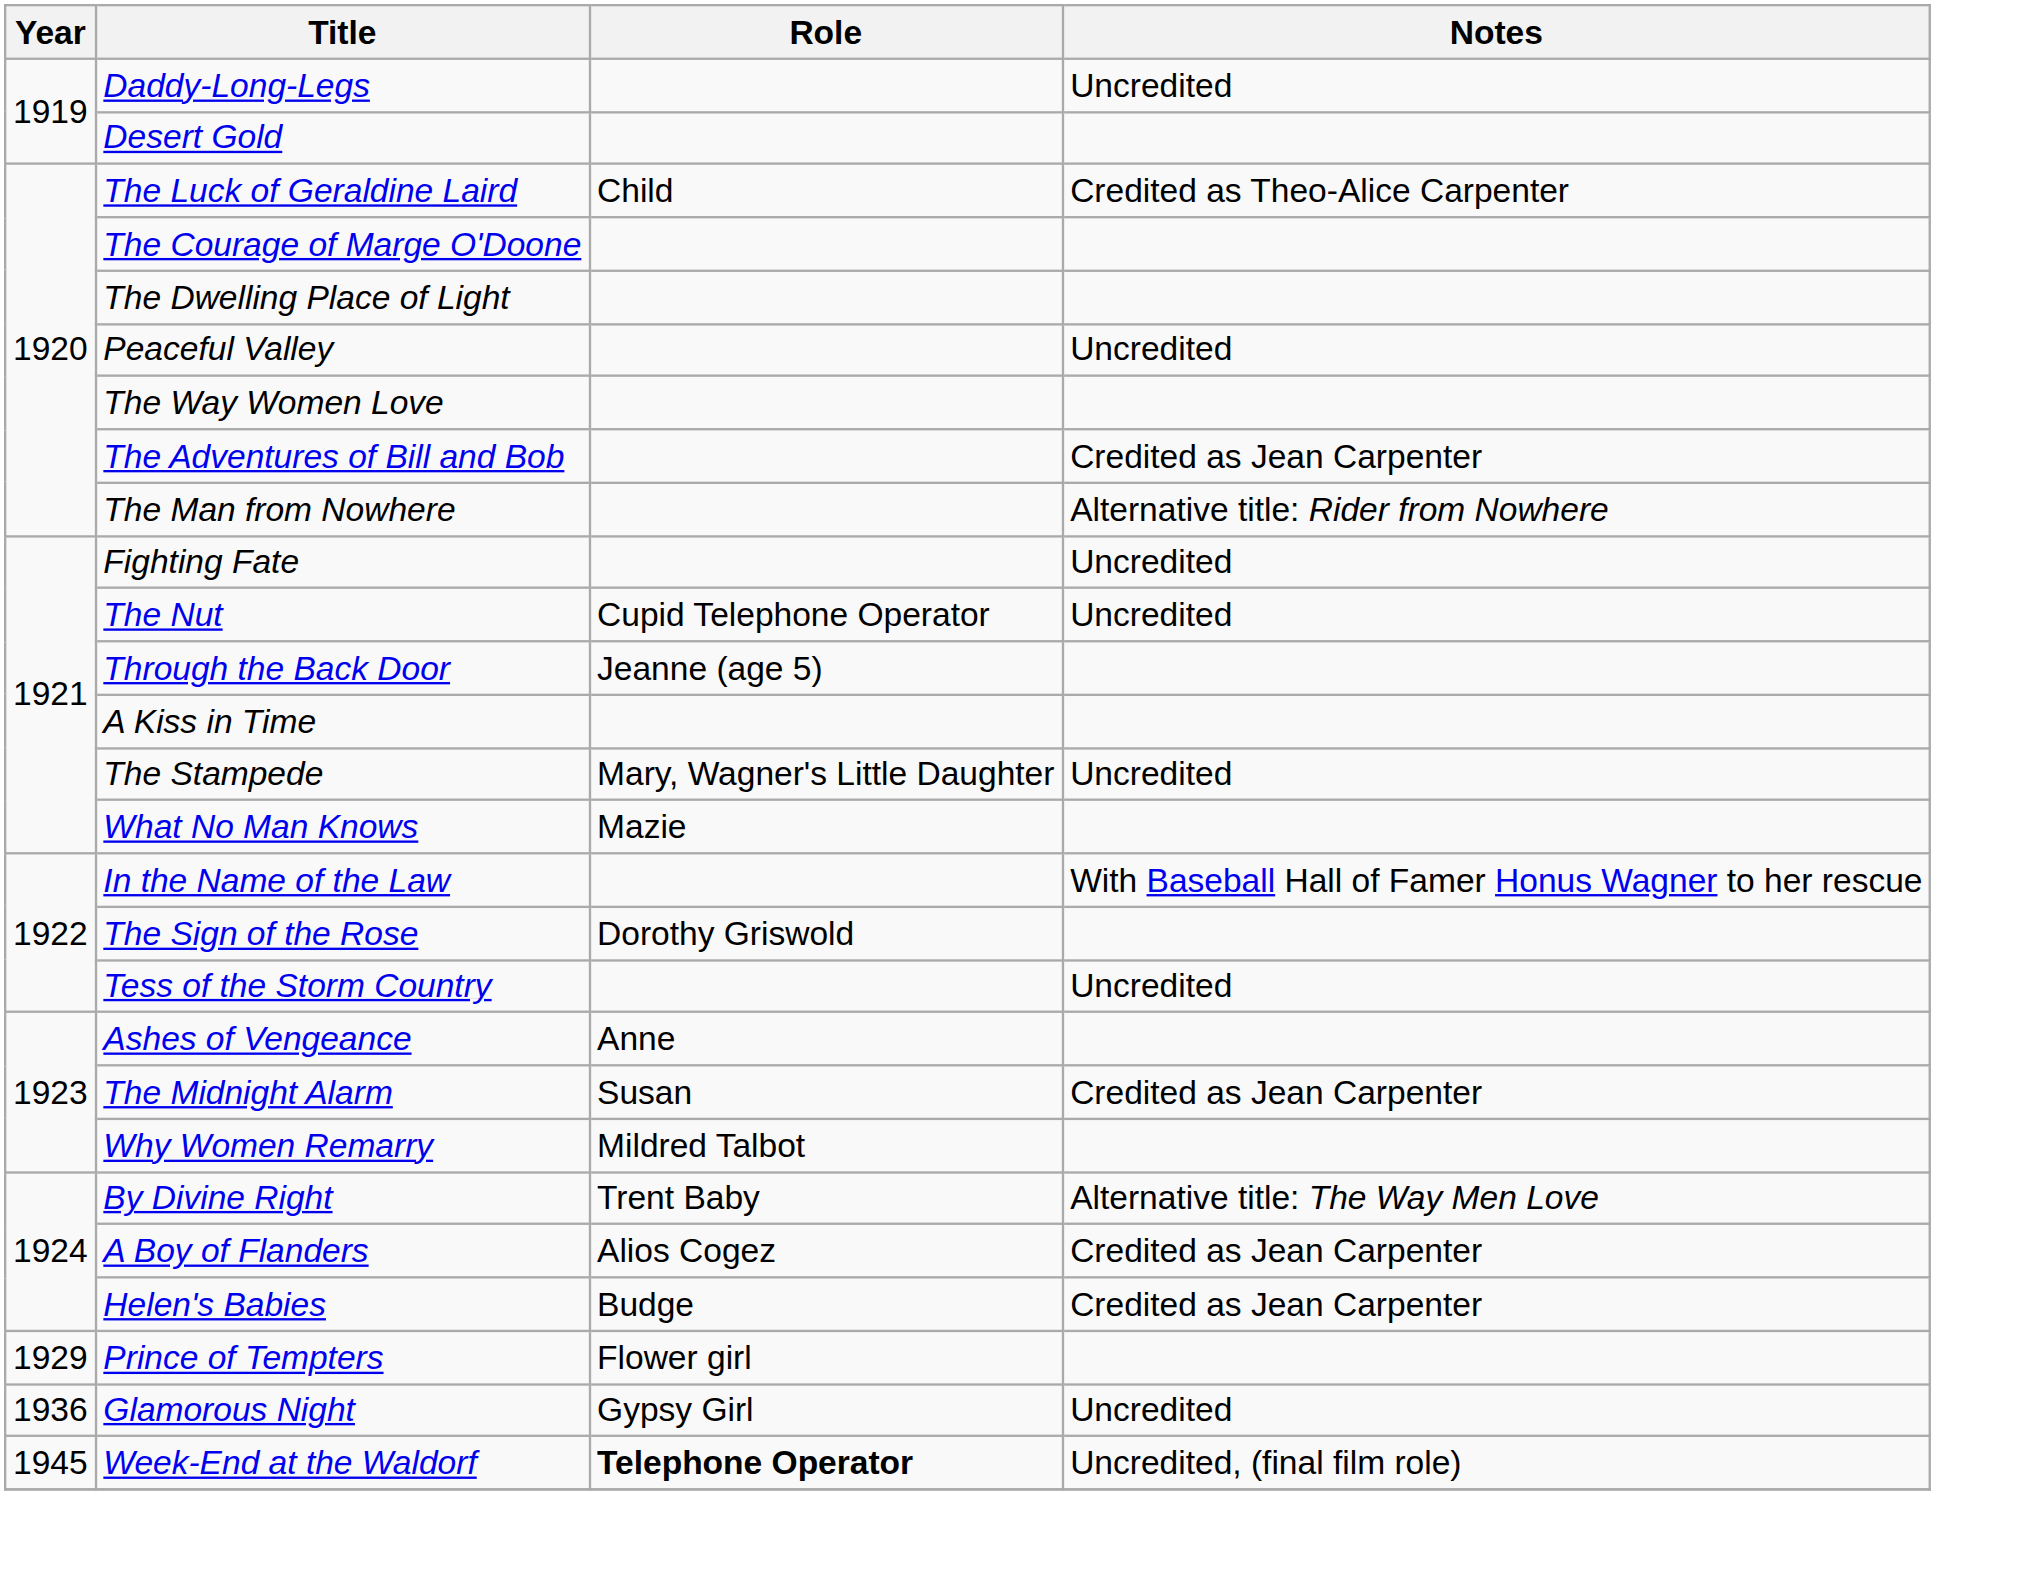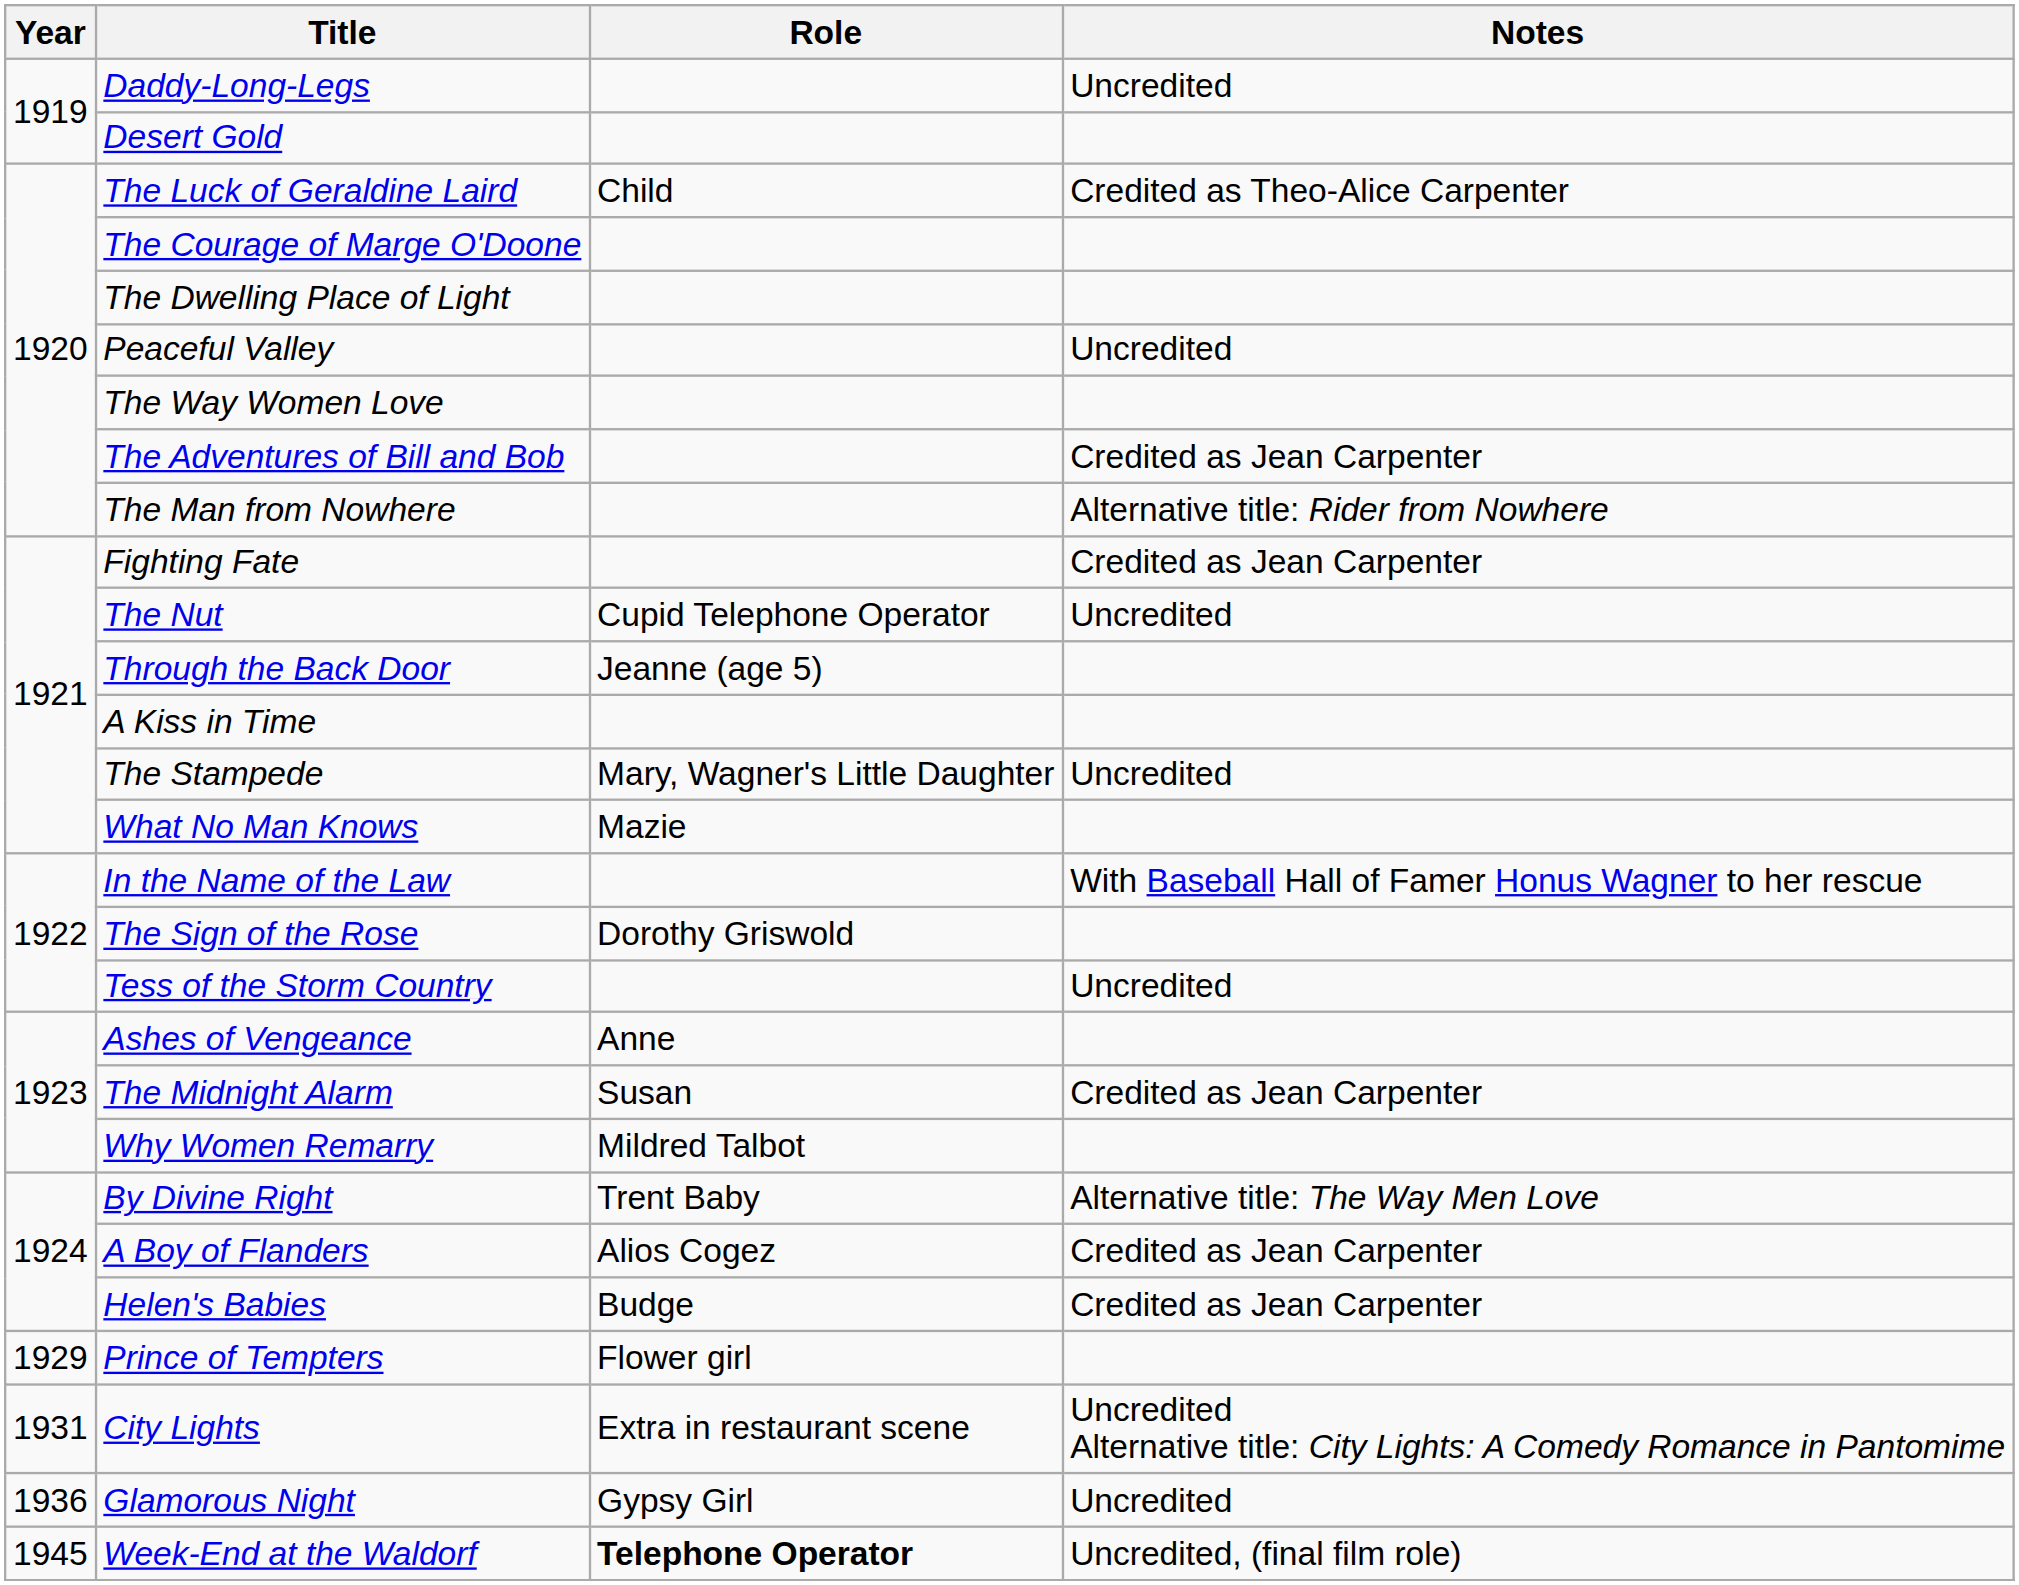(1151, 562) Uncredited -> (1276, 562) Credited as Jean Carpenter
+ row: (182, 1429)
